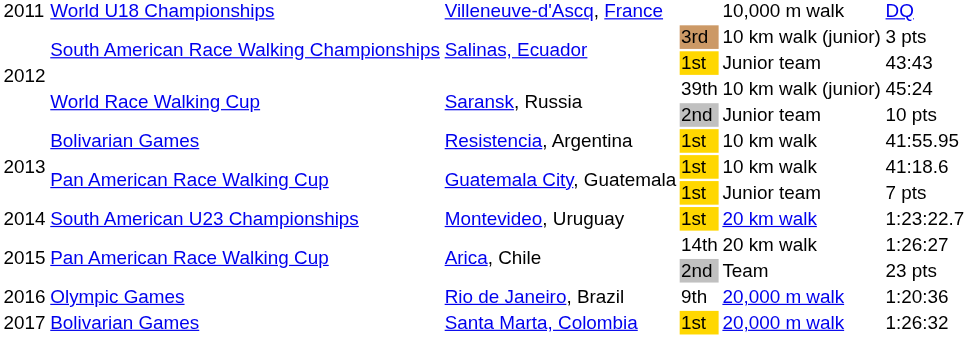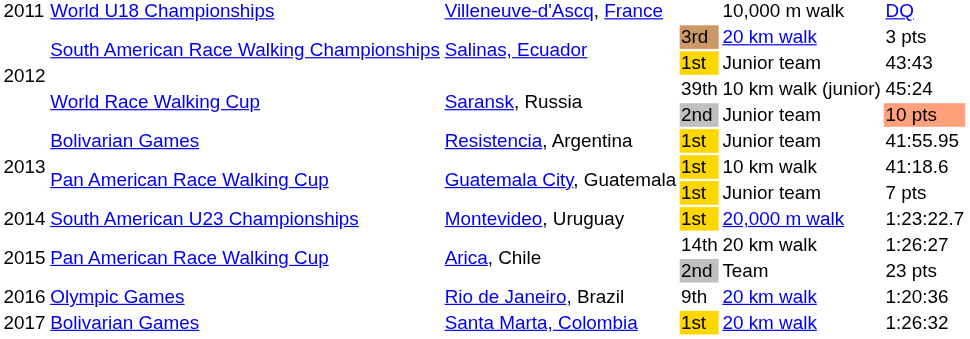(802, 37) 10 km walk (junior) -> (770, 37) 20 km walk
(911, 114) no background -> (911, 114) lightsalmon background
(770, 140) 10 km walk -> (772, 140) Junior team
(770, 218) 20 km walk -> (783, 218) 20,000 m walk
(783, 296) 20,000 m walk -> (770, 296) 20 km walk
(783, 322) 20,000 m walk -> (770, 322) 20 km walk
